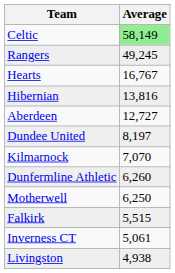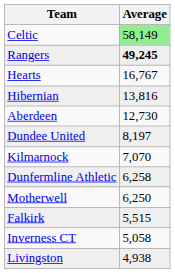(140, 55) normal -> (140, 55) bold
(140, 116) 12,727 -> (140, 116) 12,730
(137, 177) 6,260 -> (137, 177) 6,258
(137, 237) 5,061 -> (137, 237) 5,058
